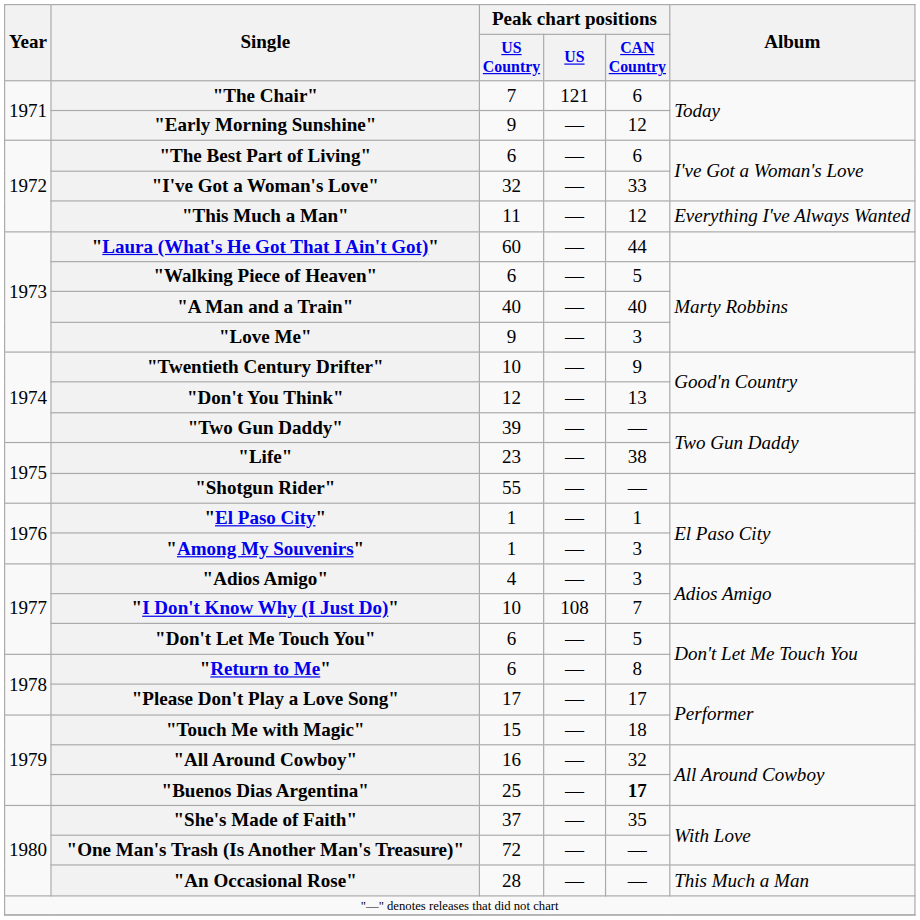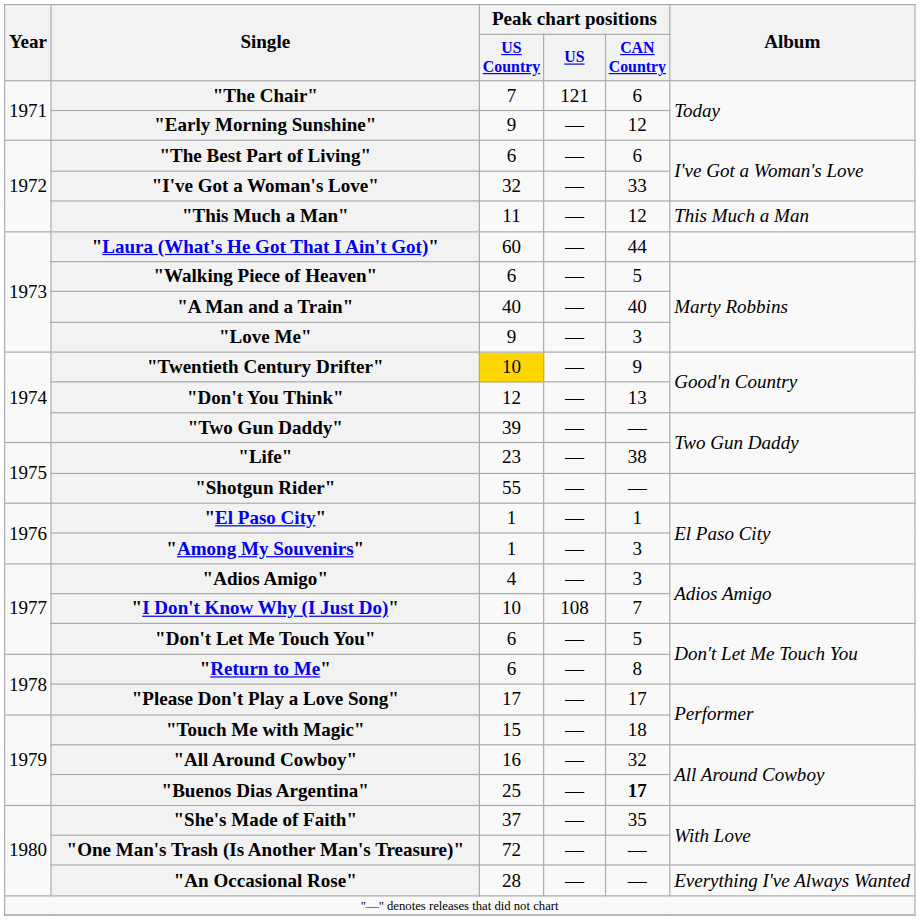(792, 216) Everything I've Always Wanted -> (742, 216) This Much a Man
(511, 367) no background -> (511, 367) gold background
(742, 880) This Much a Man -> (792, 880) Everything I've Always Wanted
